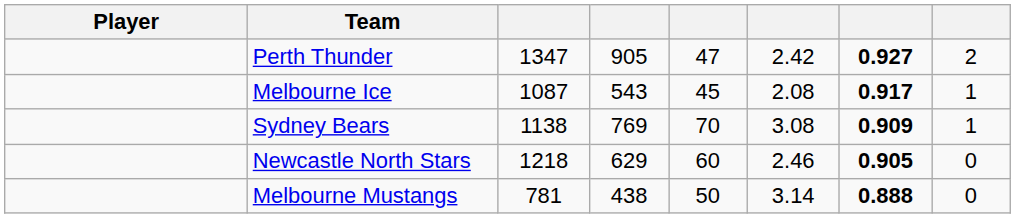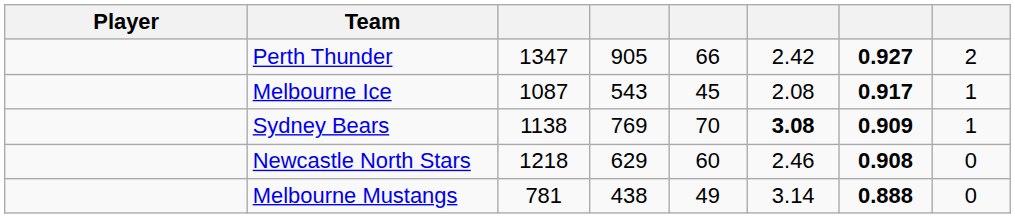(708, 56) 47 -> (708, 56) 66
(793, 126) normal -> (793, 126) bold
(885, 160) 0.905 -> (885, 160) 0.908
(708, 195) 50 -> (708, 195) 49
